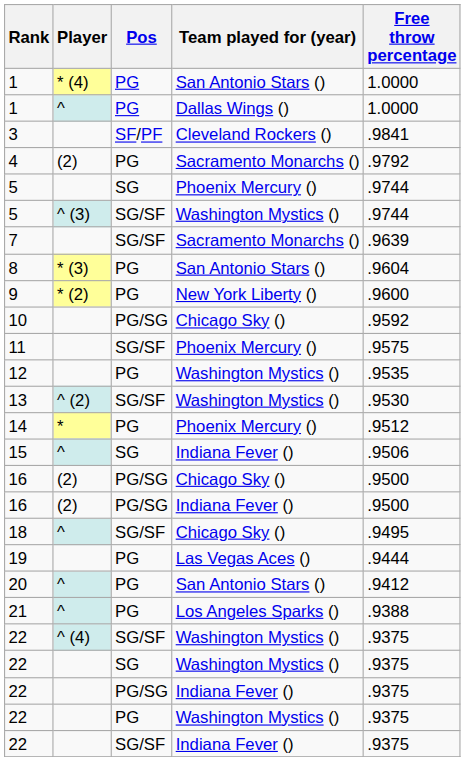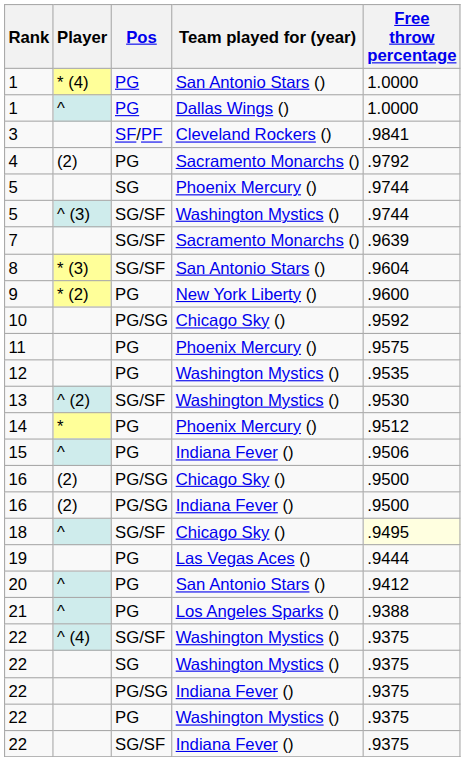(127, 267) PG -> (140, 267) SG/SF
(140, 347) SG/SF -> (127, 347) PG
(127, 452) SG -> (127, 452) PG
(388, 532) no background -> (388, 532) lightyellow background
